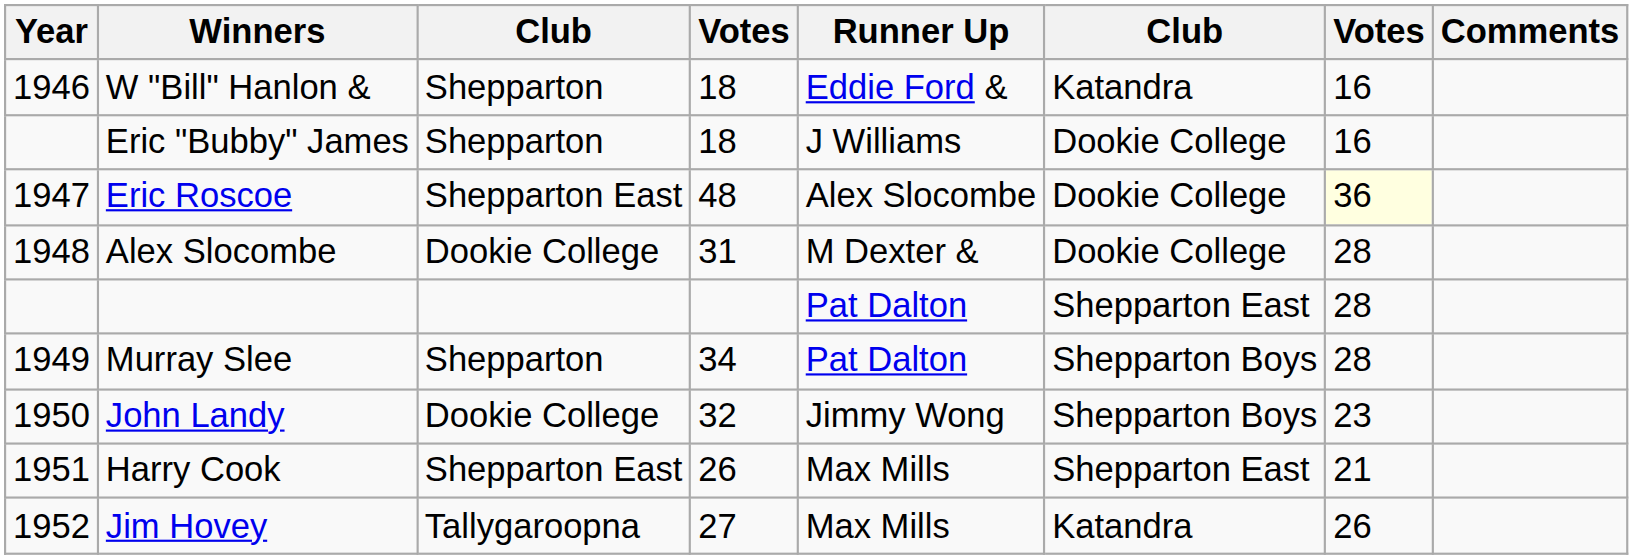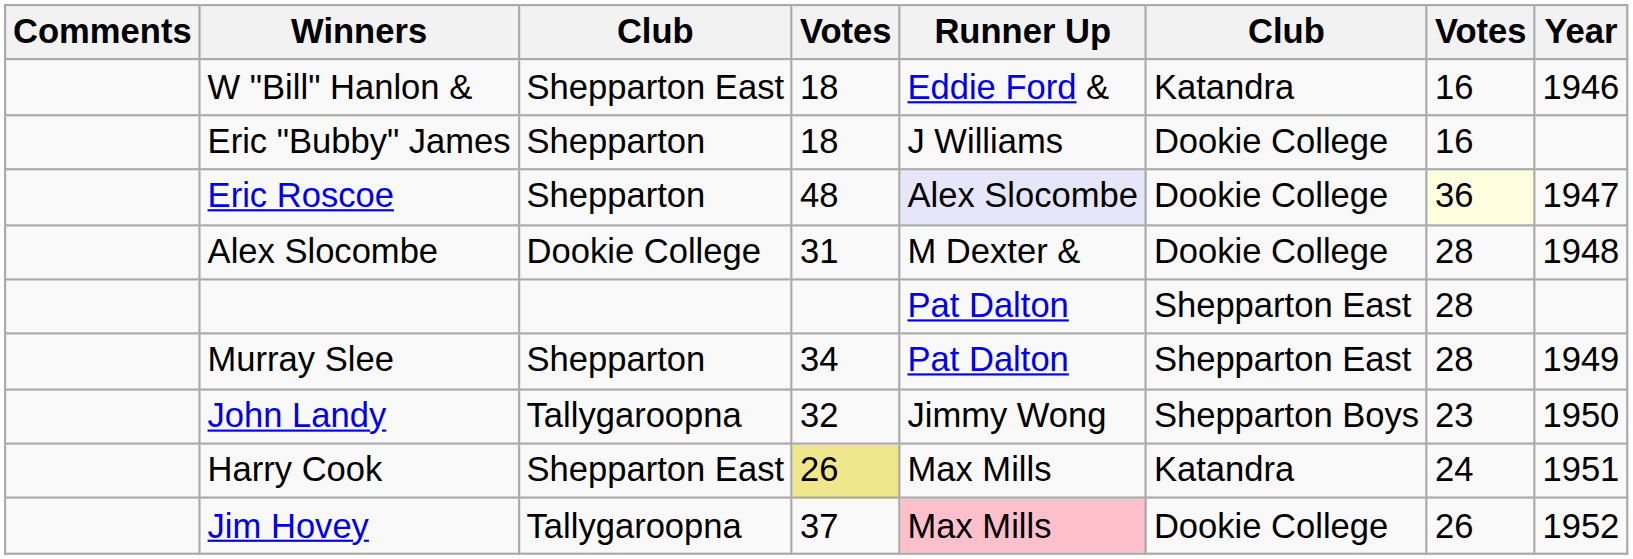columns swapped: (51, 31) <-> (1530, 31)
(514, 86) Shepparton -> (655, 86) Shepparton East
(554, 196) Shepparton East -> (616, 196) Shepparton
(921, 196) no background -> (1023, 196) lavender background
(1185, 360) Shepparton Boys -> (1283, 360) Shepparton East
(542, 415) Dookie College -> (634, 415) Tallygaroopna
(717, 470) no background -> (819, 470) khaki background
(1181, 470) Shepparton East -> (1224, 470) Katandra
(1352, 470) 21 -> (1454, 470) 24
(717, 525) 27 -> (819, 525) 37
(878, 525) no background -> (979, 525) pink background
(1122, 525) Katandra -> (1271, 525) Dookie College
